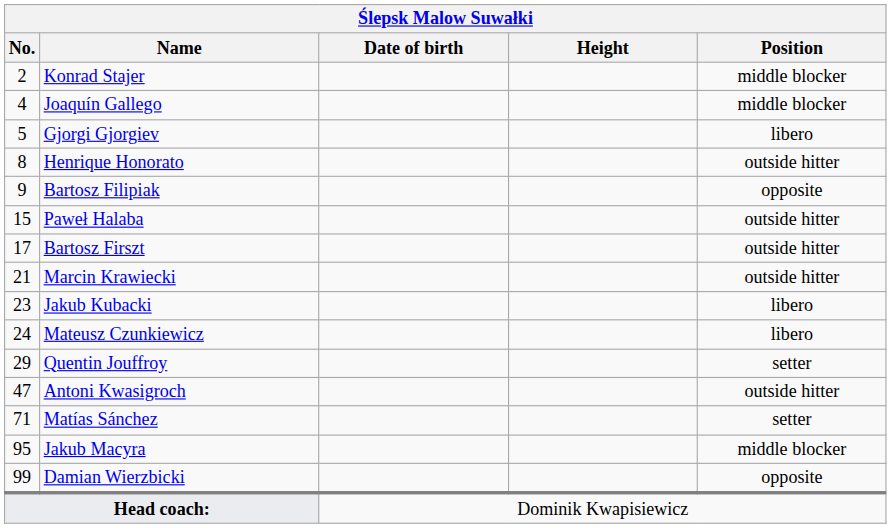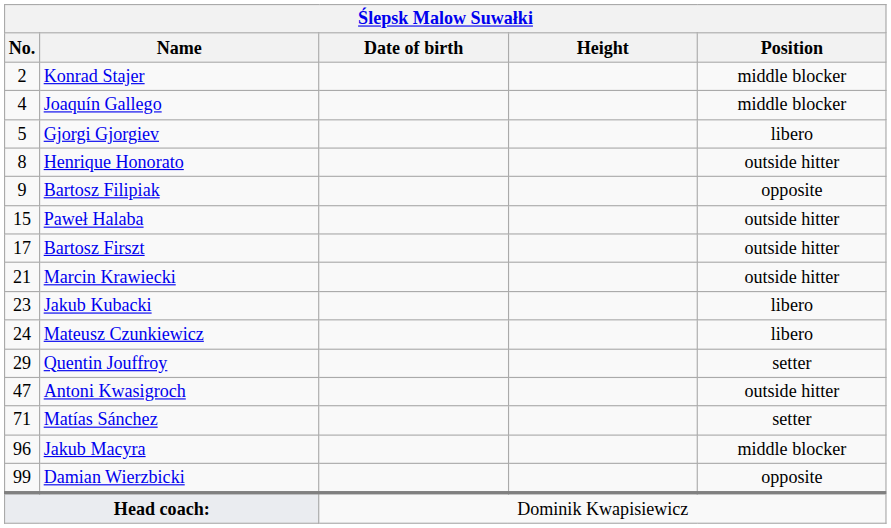(22, 448) 95 -> (22, 448) 96
